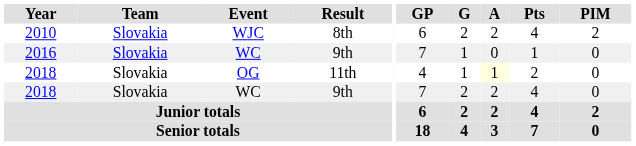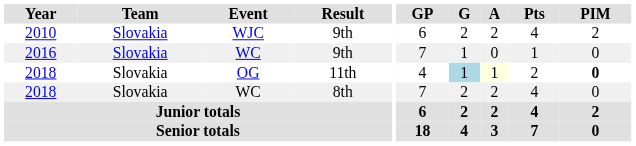(343, 33) 8th -> (343, 33) 9th
(464, 72) no background -> (464, 72) lightblue background
(595, 72) normal -> (595, 72) bold
(343, 92) 9th -> (343, 92) 8th
